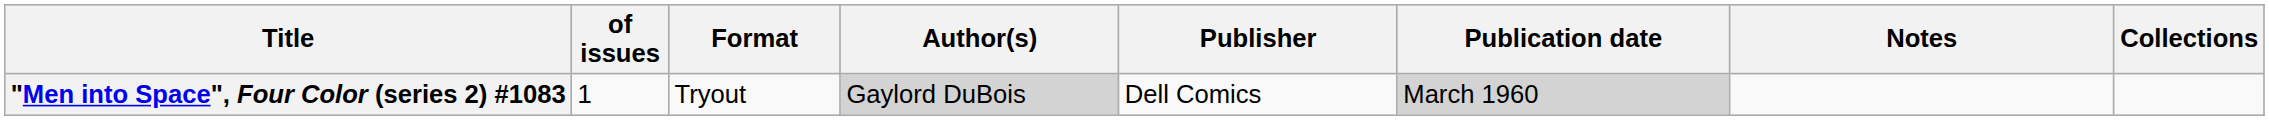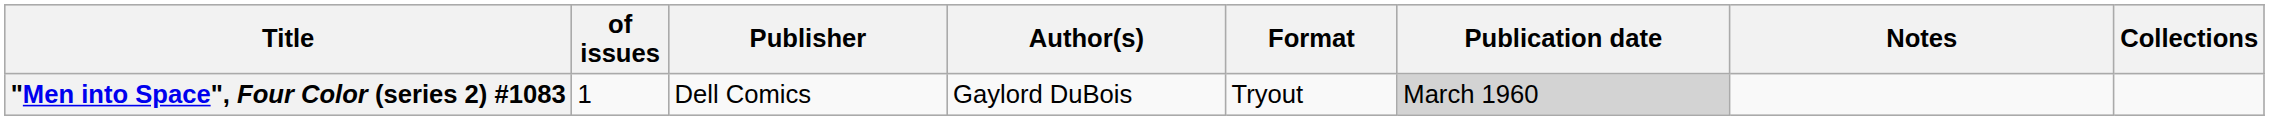columns swapped: (755, 39) <-> (1258, 39)
(936, 94) lightgrey background -> (1043, 94) no background
